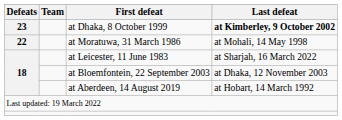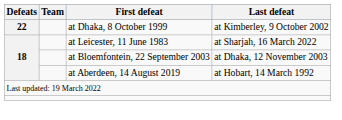(22, 27) 23 -> (22, 27) 22
(275, 27) bold -> (271, 27) normal
- row: (124, 42)
